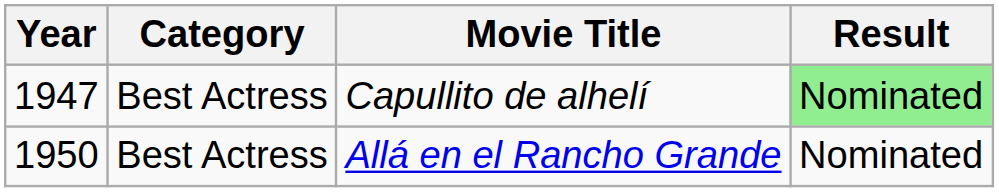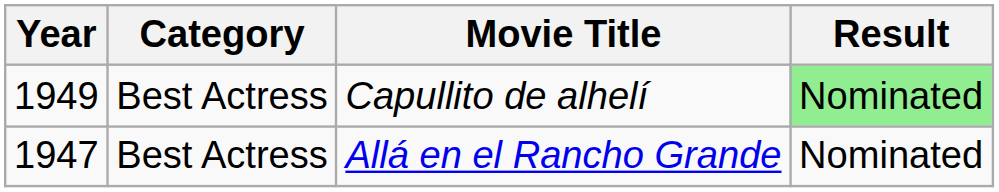(56, 95) 1947 -> (56, 95) 1949
(56, 155) 1950 -> (56, 155) 1947
